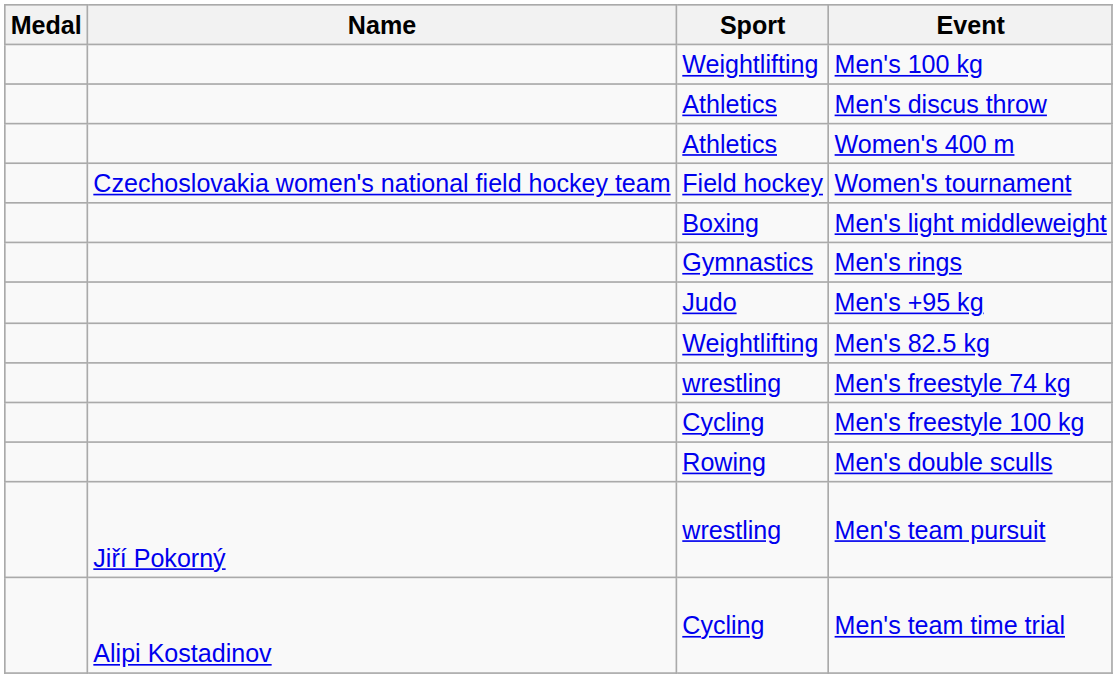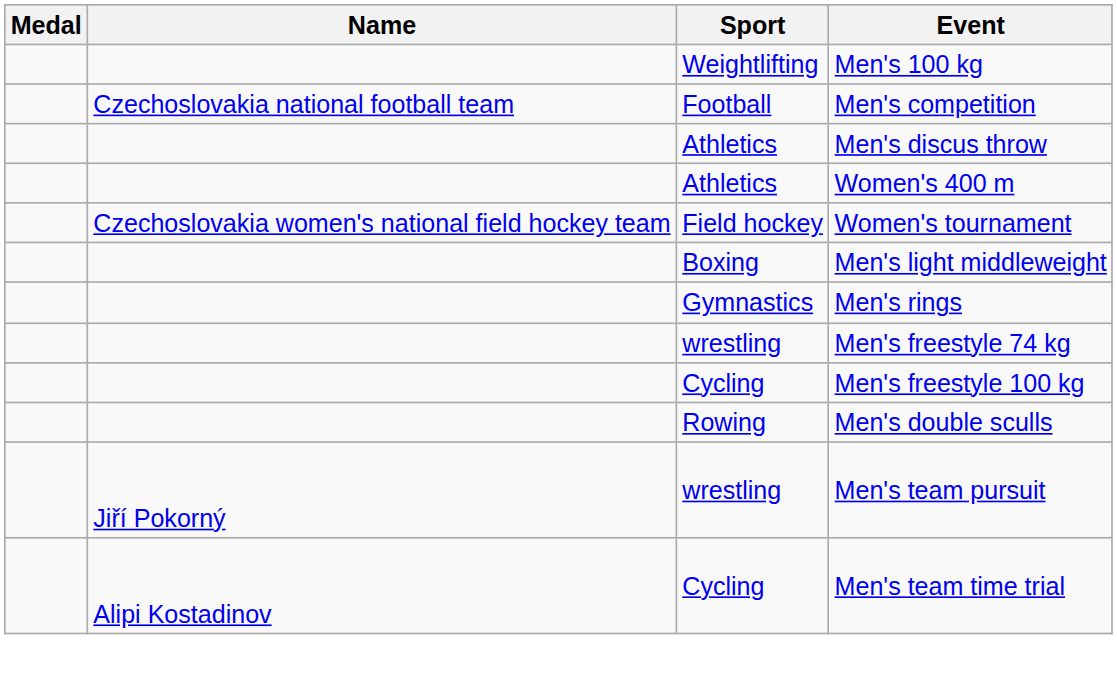+ row: (935, 104)
- row: (909, 303)
- row: (912, 342)
